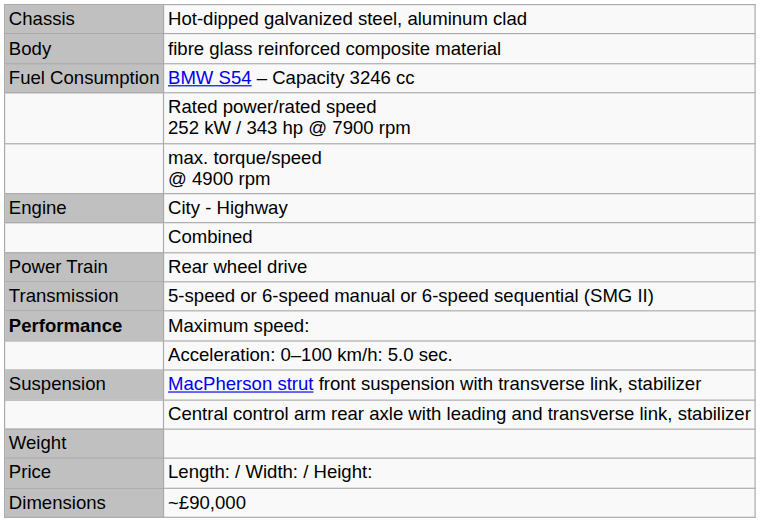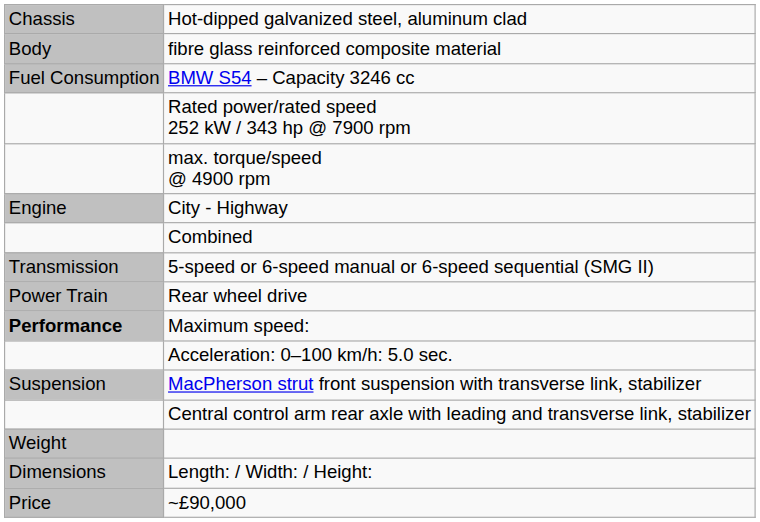rows swapped: (411, 296) <-> (238, 267)
(30, 473) Price -> (57, 473) Dimensions
(57, 502) Dimensions -> (30, 502) Price
